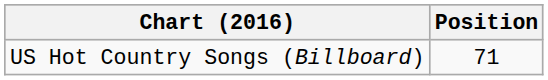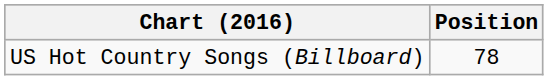(487, 58) 71 -> (487, 58) 78
